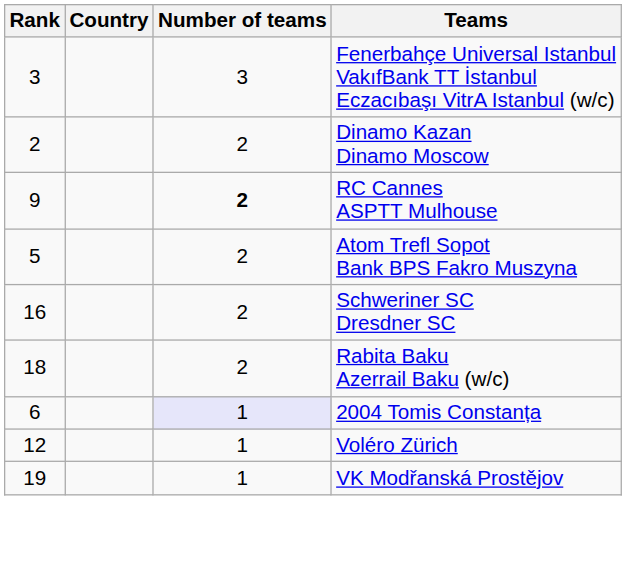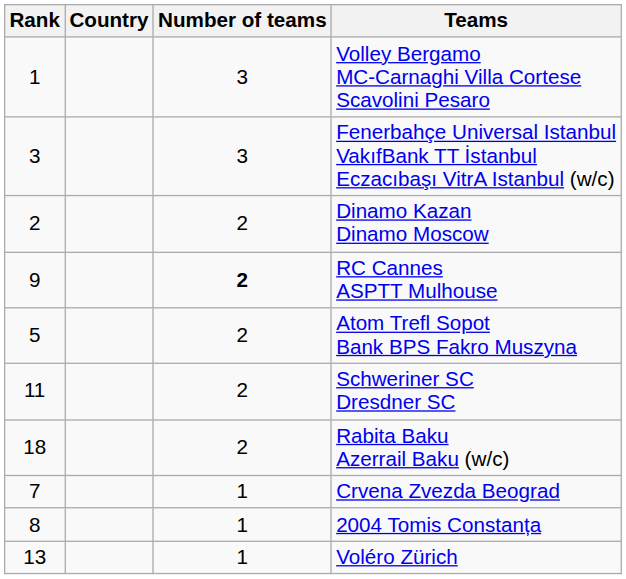+ row: (459, 76)
(35, 312) 16 -> (35, 391) 11
+ row: (448, 491)
(35, 412) 6 -> (35, 524) 8
(242, 412) lavender background -> (242, 524) no background
(35, 445) 12 -> (35, 557) 13
- row: (450, 478)
